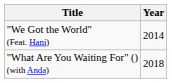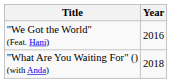(154, 35) 2014 -> (154, 35) 2016
